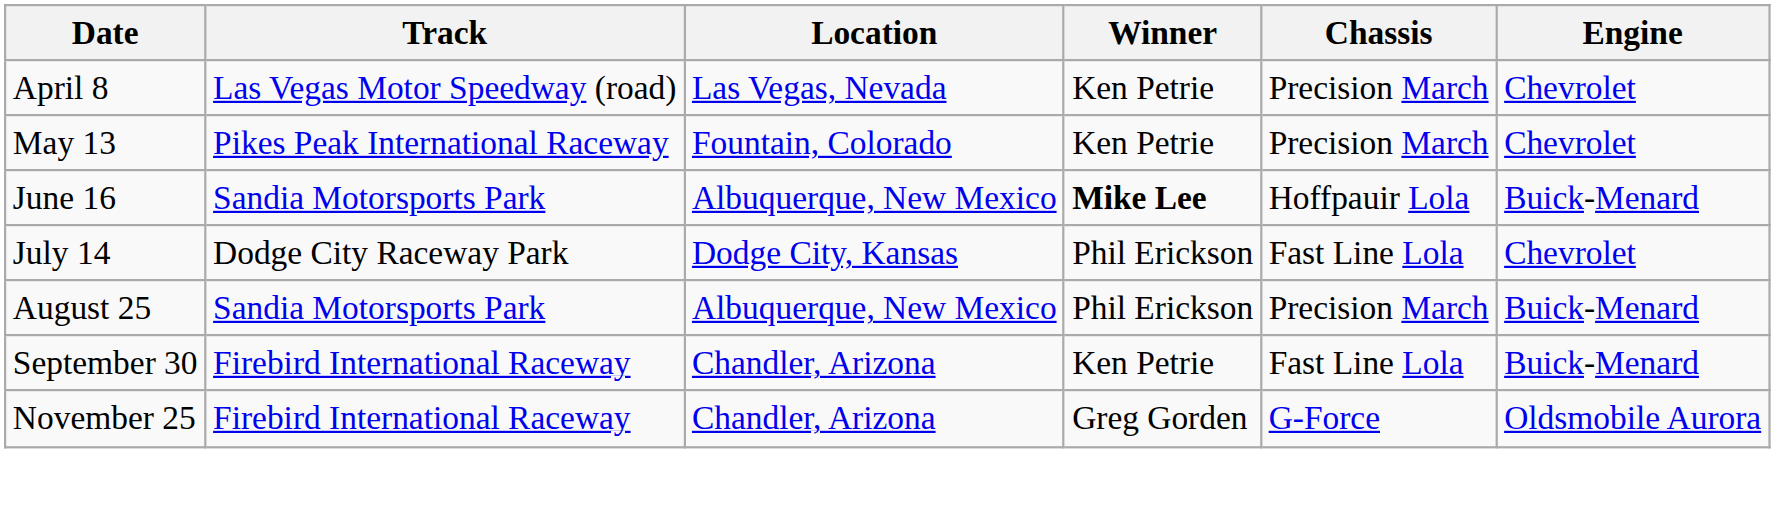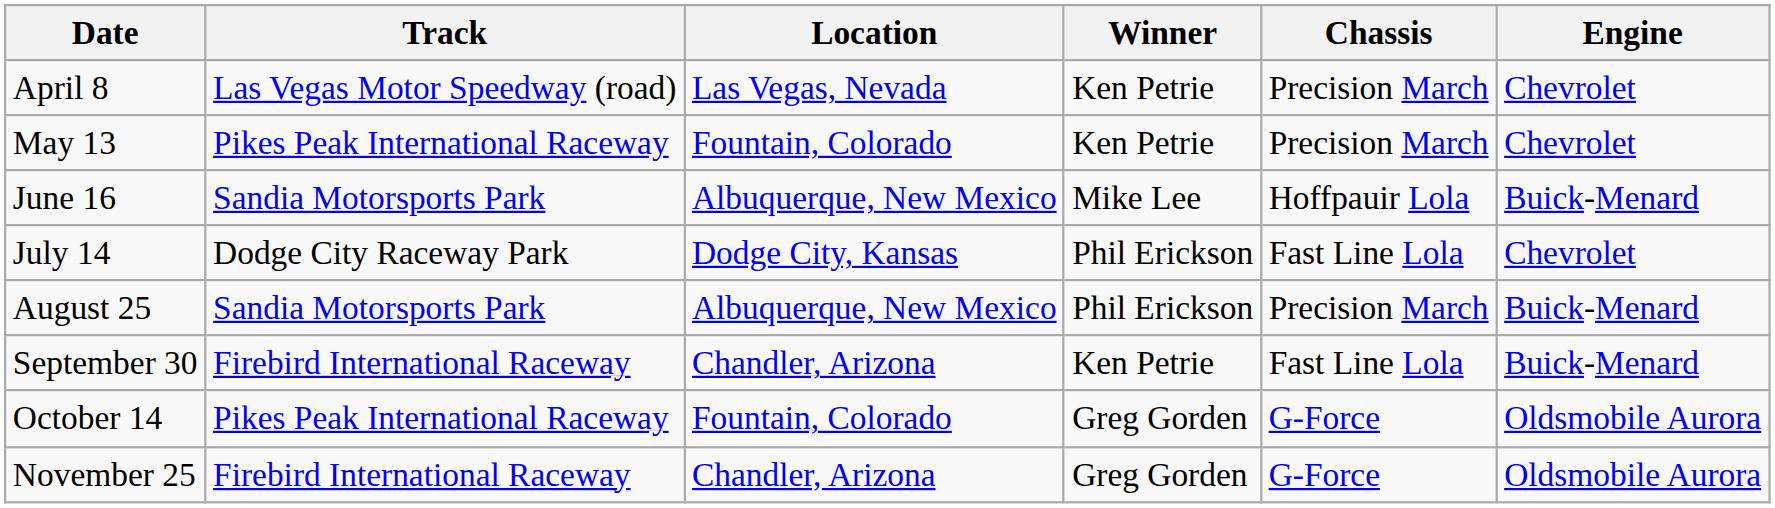(1139, 197) bold -> (1137, 197) normal
+ row: (88, 418)
